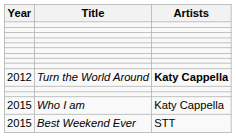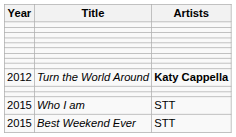(189, 105) Katy Cappella -> (165, 105) STT
